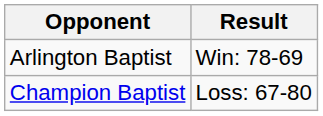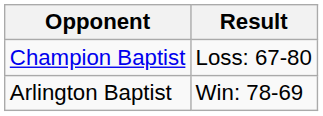rows swapped: (98, 92) <-> (91, 57)
